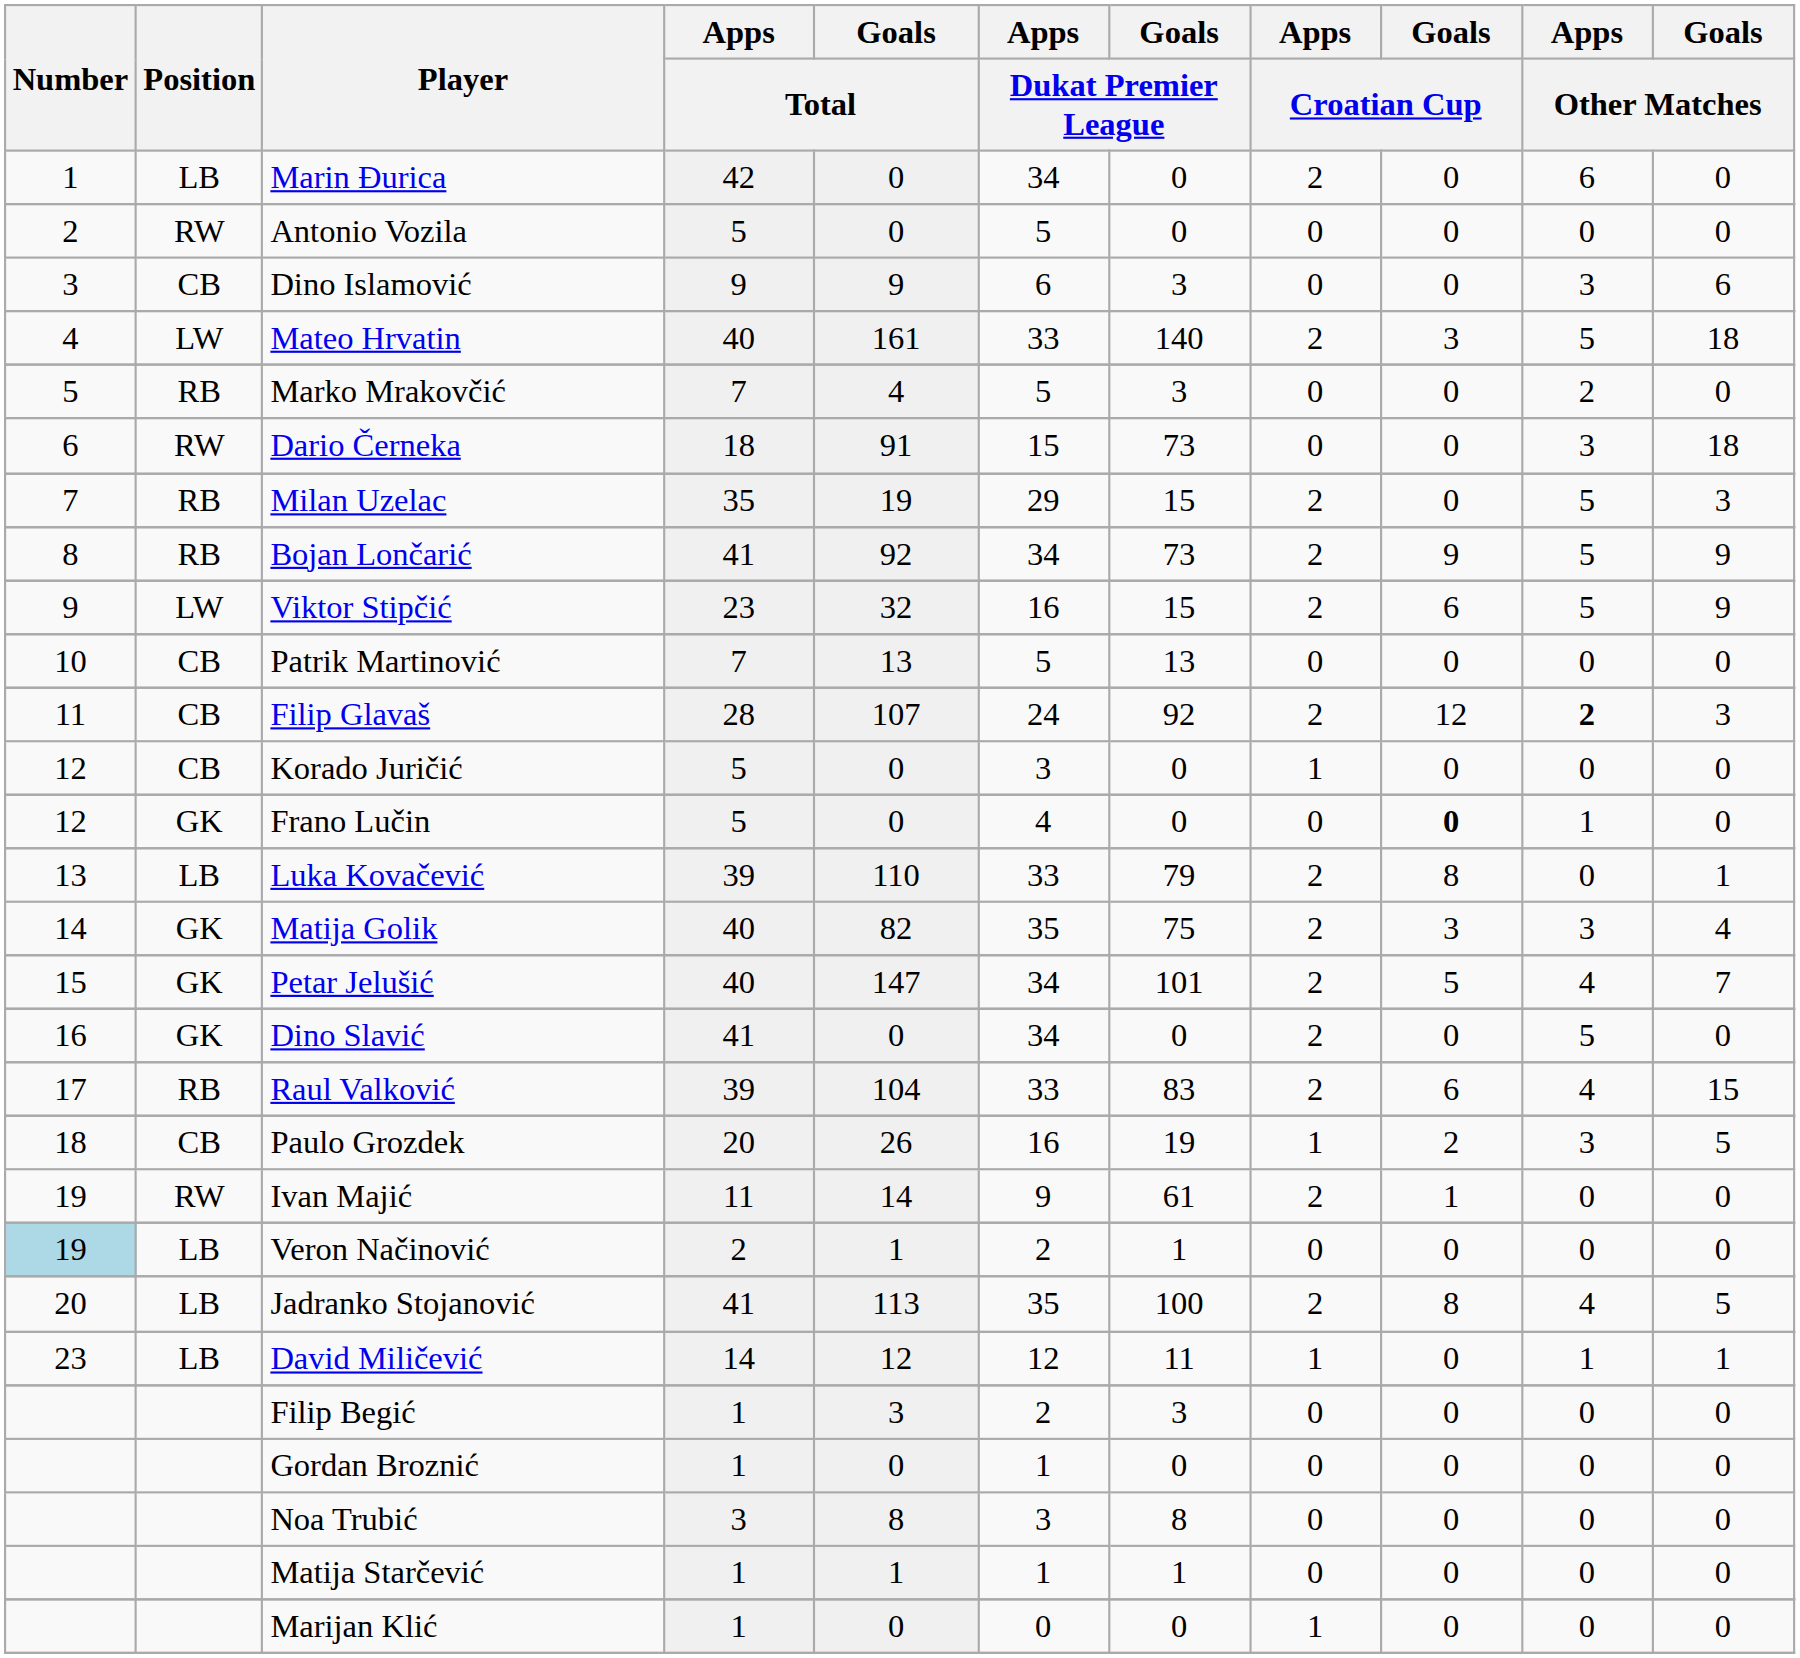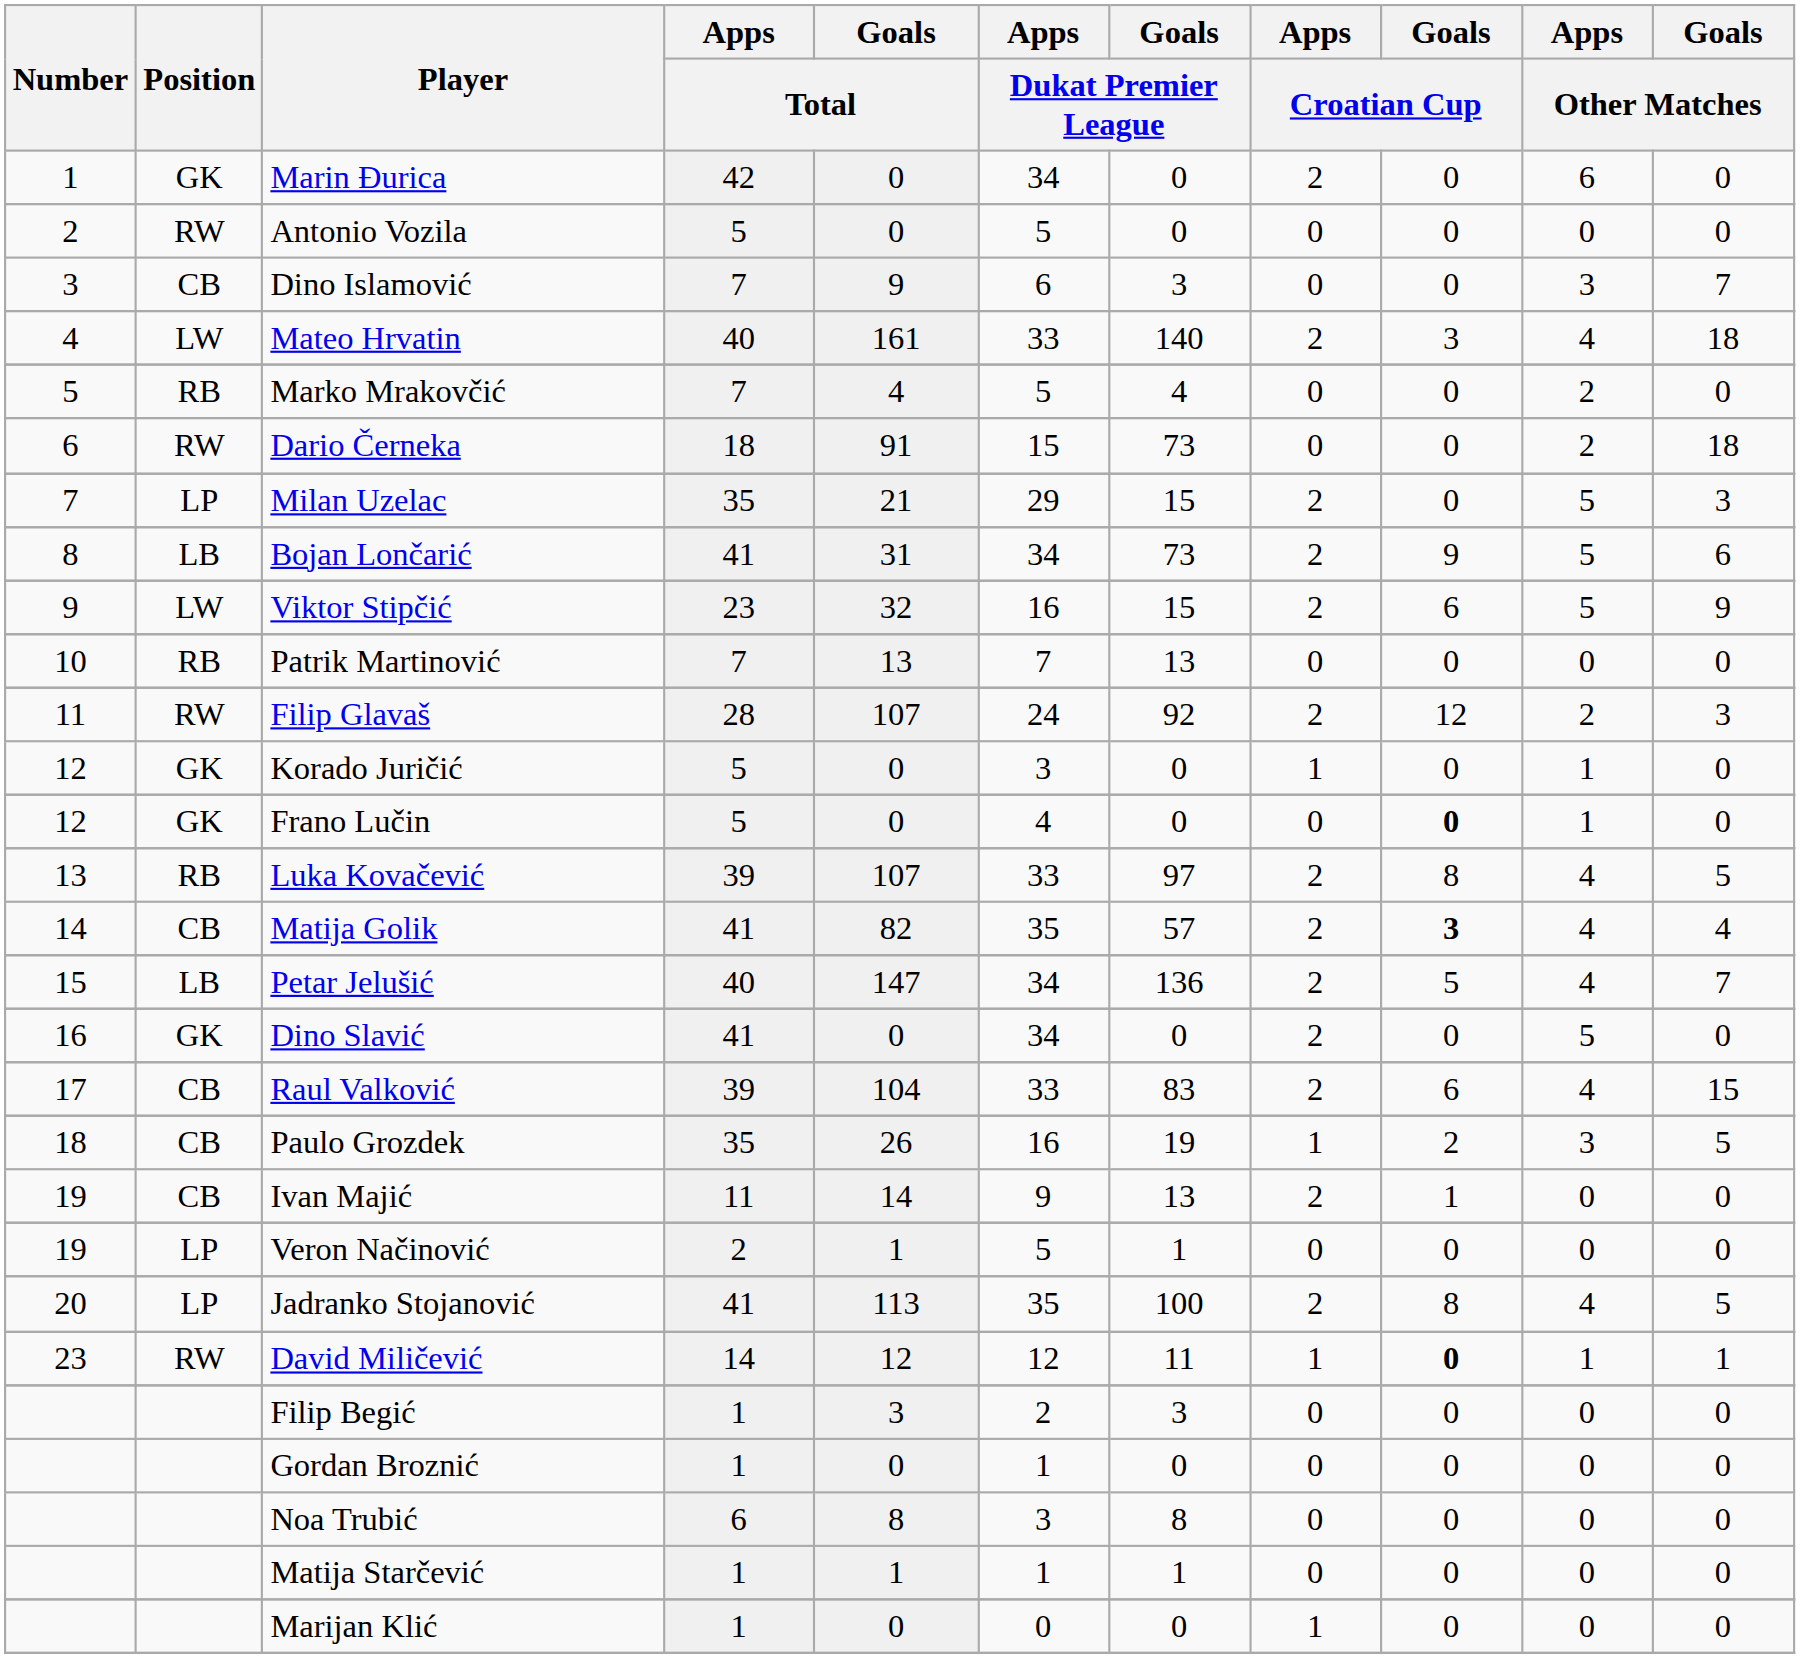(199, 177) LB -> (199, 177) GK
(739, 284) 9 -> (739, 284) 7
(1723, 284) 6 -> (1723, 284) 7
(1587, 338) 5 -> (1587, 338) 4
(1179, 391) 3 -> (1179, 391) 4
(1587, 445) 3 -> (1587, 445) 2
(199, 499) RB -> (199, 499) LP
(896, 499) 19 -> (896, 499) 21
(199, 552) RB -> (199, 552) LB
(896, 552) 92 -> (896, 552) 31
(1723, 552) 9 -> (1723, 552) 6
(199, 659) CB -> (199, 659) RB
(1043, 659) 5 -> (1043, 659) 7
(199, 713) CB -> (199, 713) RW
(1587, 713) bold -> (1587, 713) normal
(199, 767) CB -> (199, 767) GK
(1587, 767) 0 -> (1587, 767) 1
(199, 874) LB -> (199, 874) RB
(896, 874) 110 -> (896, 874) 107
(1179, 874) 79 -> (1179, 874) 97
(1587, 874) 0 -> (1587, 874) 4
(1723, 874) 1 -> (1723, 874) 5
(199, 928) GK -> (199, 928) CB
(739, 928) 40 -> (739, 928) 41
(1179, 928) 75 -> (1179, 928) 57
(1451, 928) normal -> (1451, 928) bold
(1587, 928) 3 -> (1587, 928) 4
(199, 981) GK -> (199, 981) LB
(1179, 981) 101 -> (1179, 981) 136
(199, 1089) RB -> (199, 1089) CB
(739, 1142) 20 -> (739, 1142) 35
(199, 1196) RW -> (199, 1196) CB
(1179, 1196) 61 -> (1179, 1196) 13
(70, 1249) lightblue background -> (70, 1249) no background
(199, 1249) LB -> (199, 1249) LP
(1043, 1249) 2 -> (1043, 1249) 5
(199, 1303) LB -> (199, 1303) LP
(199, 1357) LB -> (199, 1357) RW
(1451, 1357) normal -> (1451, 1357) bold
(739, 1518) 3 -> (739, 1518) 6
